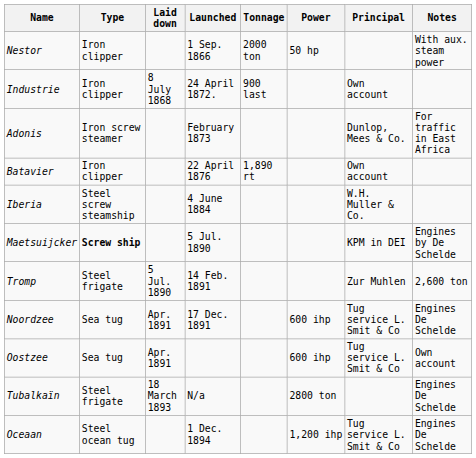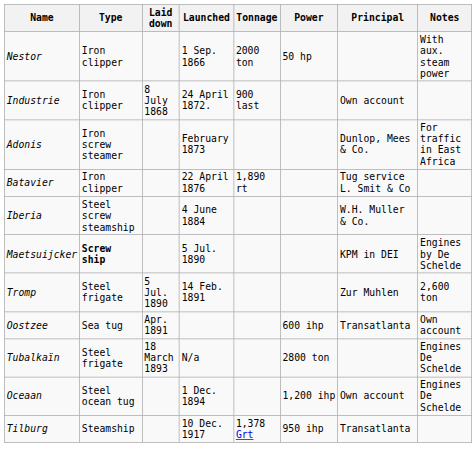(367, 172) Own account -> (375, 183) Tug service L. Smit & Co
- row: (30, 319)
(376, 358) Tug service L. Smit & Co -> (375, 325) Transatlanta
(376, 435) Tug service L. Smit & Co -> (372, 396) Own account
+ row: (27, 429)
